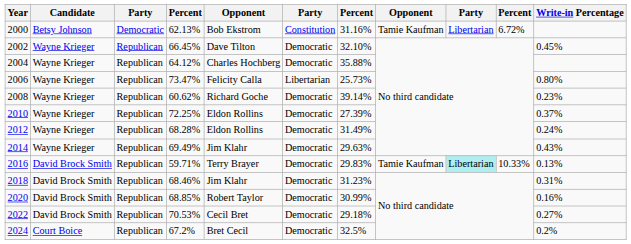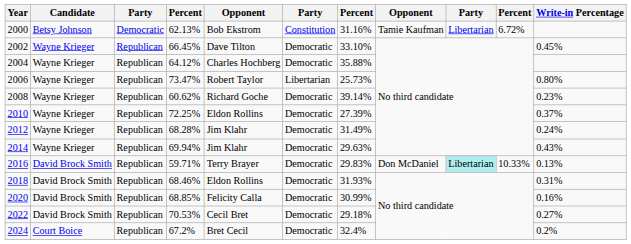(356, 46) 32.10% -> (356, 46) 33.10%
(234, 80) Felicity Calla -> (235, 80) Robert Taylor
(235, 130) Eldon Rollins -> (227, 130) Jim Klahr
(184, 147) 69.49% -> (184, 147) 69.94%
(411, 164) Tamie Kaufman -> (408, 164) Don McDaniel
(227, 180) Jim Klahr -> (235, 180) Eldon Rollins
(356, 180) 31.23% -> (356, 180) 31.93%
(235, 197) Robert Taylor -> (234, 197) Felicity Calla
(353, 231) 32.5% -> (353, 231) 32.4%
